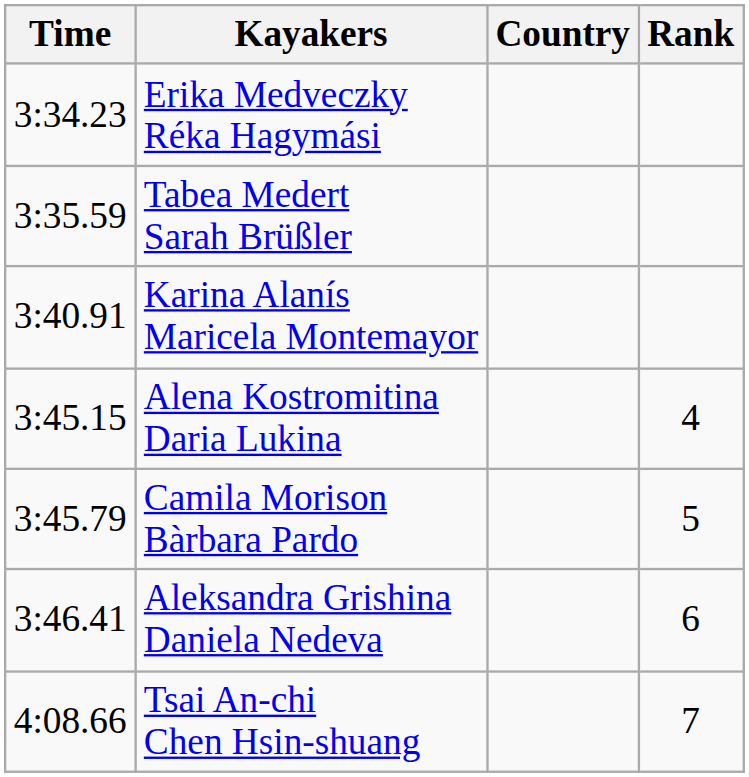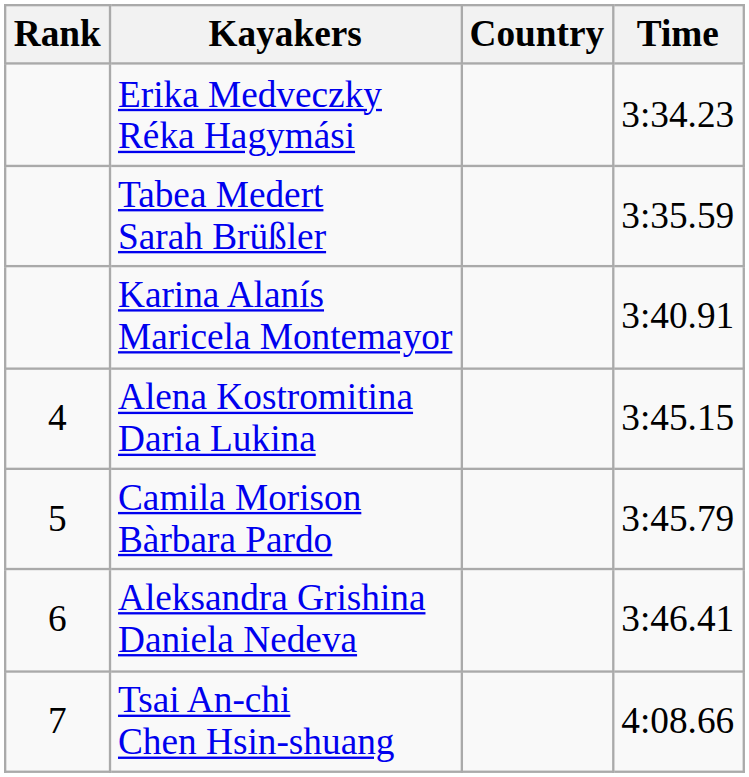columns swapped: (691, 34) <-> (70, 34)
